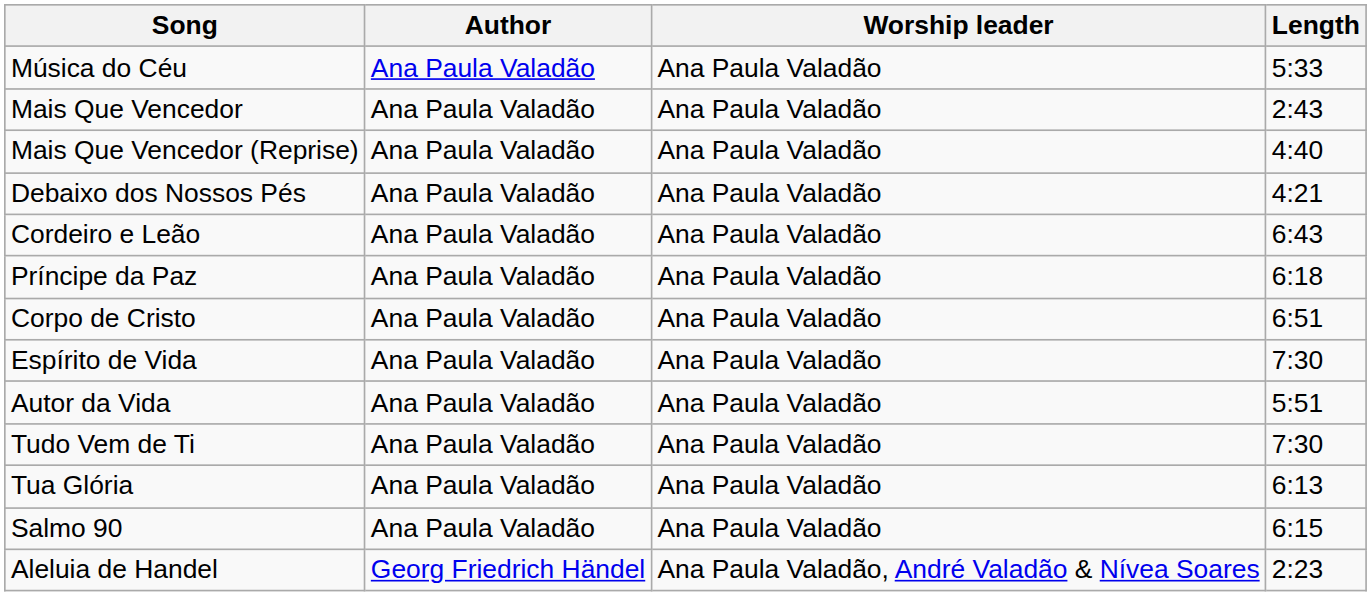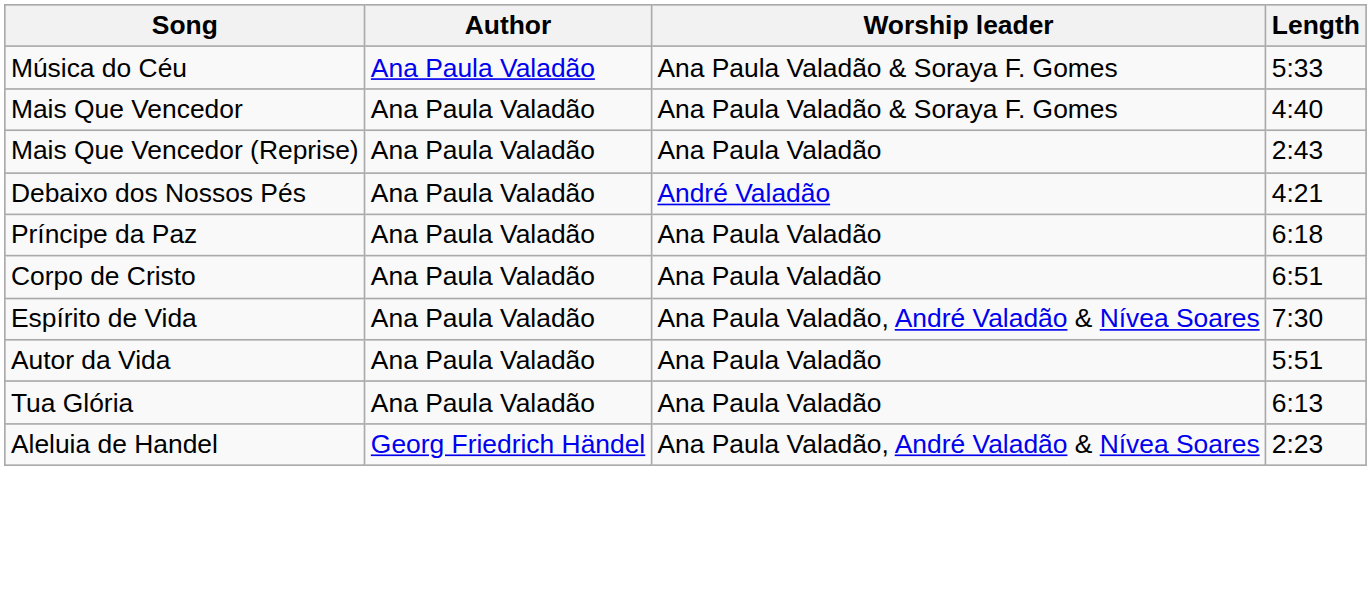(769, 67) Ana Paula Valadão -> (888, 67) Ana Paula Valadão & Soraya F. Gomes
(769, 109) Ana Paula Valadão -> (888, 109) Ana Paula Valadão & Soraya F. Gomes
(1298, 109) 2:43 -> (1298, 109) 4:40
(1298, 151) 4:40 -> (1298, 151) 2:43
(769, 192) Ana Paula Valadão -> (744, 192) André Valadão
- row: (106, 234)
(769, 360) Ana Paula Valadão -> (959, 318) Ana Paula Valadão, André Valadão & Nívea Soares
- row: (103, 444)
- row: (67, 527)
